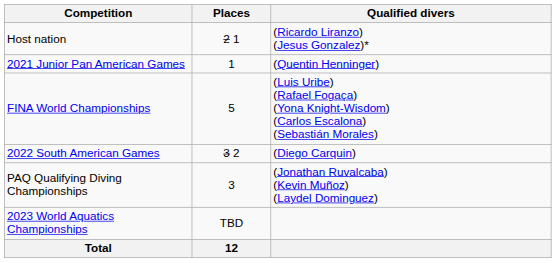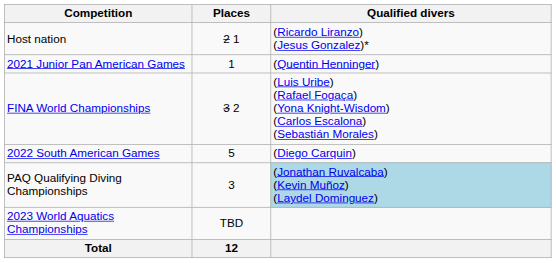(231, 108) 5 -> (231, 108) 3 2
(231, 153) 3 2 -> (231, 153) 5
(330, 185) no background -> (330, 185) lightblue background
